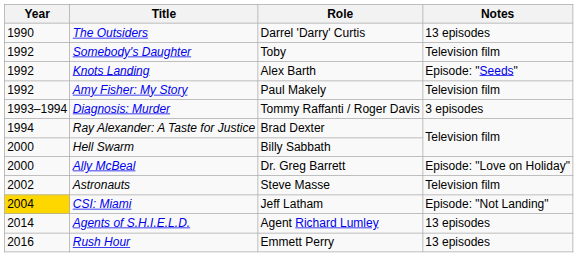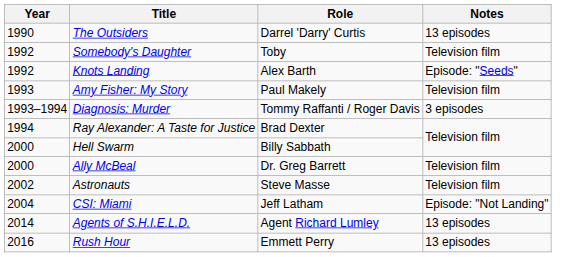(20, 90) 1992 -> (20, 90) 1993
(498, 166) Episode: "Love on Holiday" -> (463, 166) Television film
(20, 204) gold background -> (20, 204) no background
